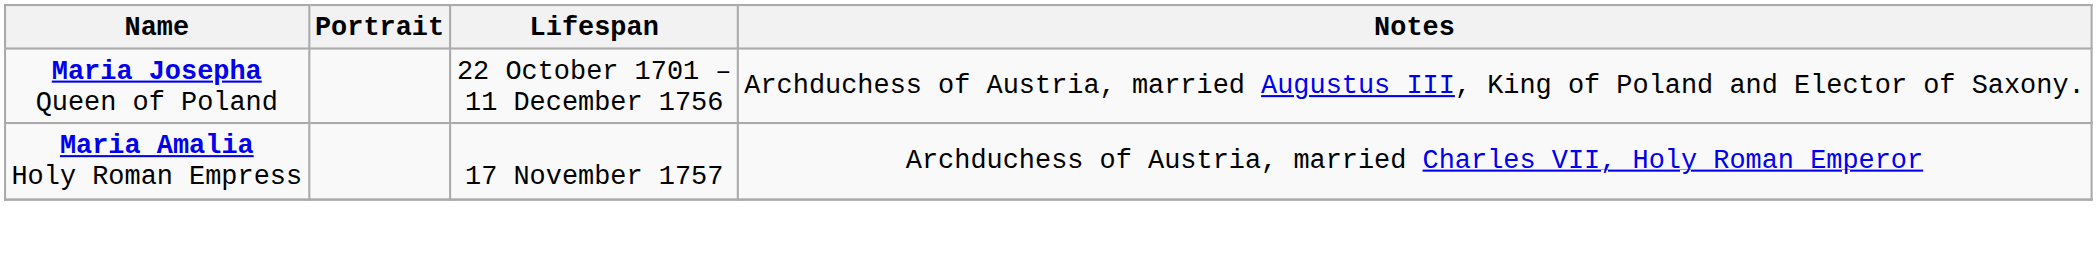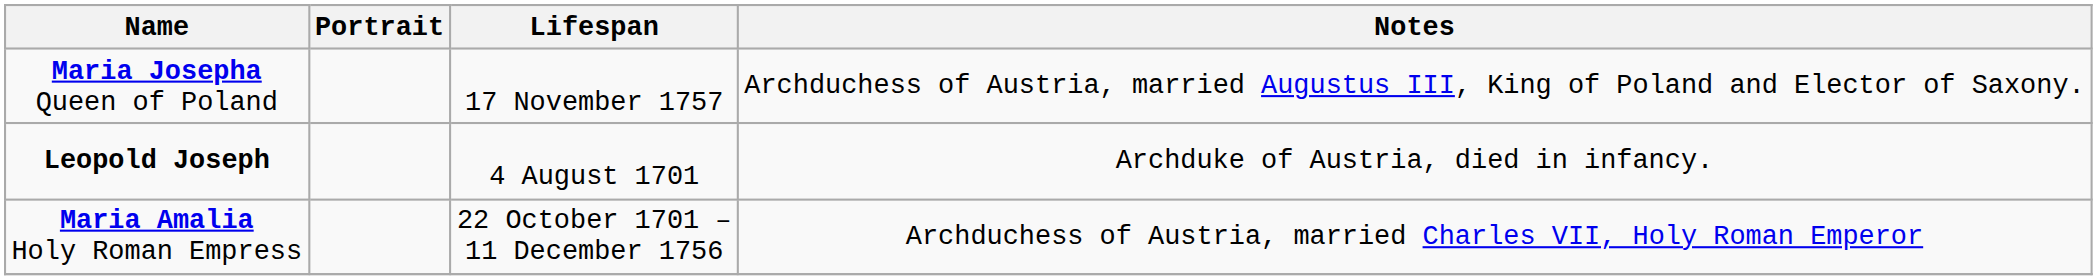(594, 86) 22 October 1701 – 11 December 1756 -> (594, 102) 17 November 1757
+ row: (157, 161)
(594, 177) 17 November 1757 -> (594, 236) 22 October 1701 – 11 December 1756
